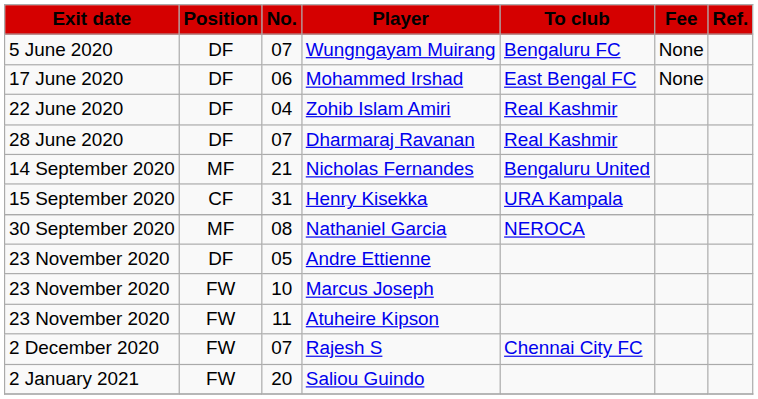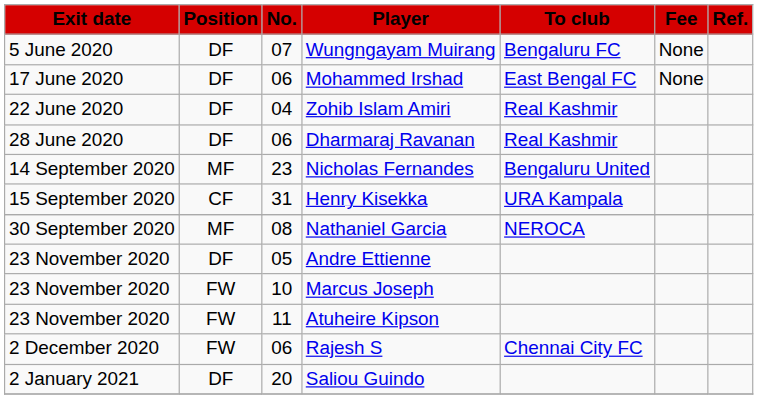(282, 139) 07 -> (282, 139) 06
(282, 169) 21 -> (282, 169) 23
(282, 348) 07 -> (282, 348) 06
(221, 378) FW -> (221, 378) DF
